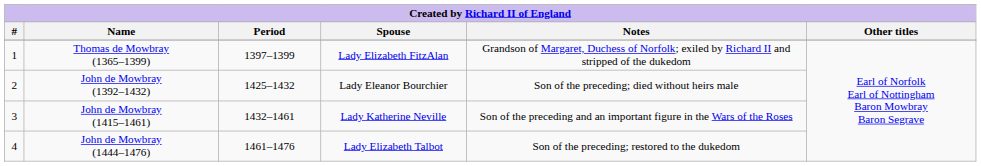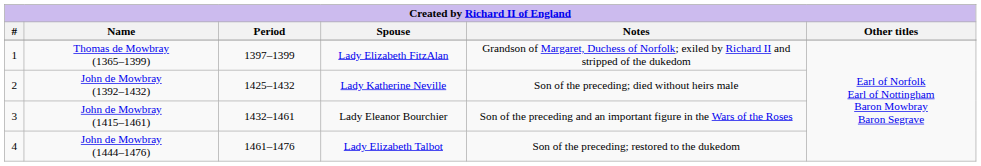(393, 85) Lady Eleanor Bourchier -> (393, 85) Lady Katherine Neville
(393, 115) Lady Katherine Neville -> (393, 115) Lady Eleanor Bourchier
